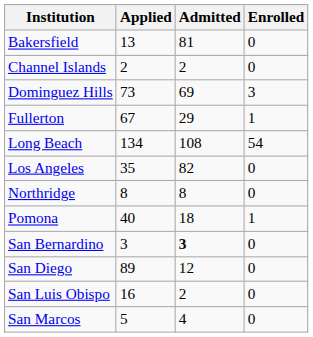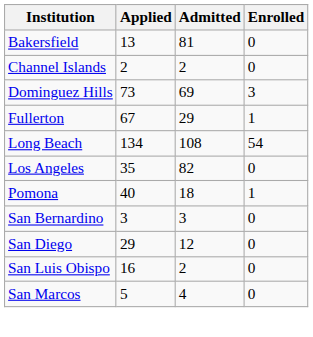- row: (42, 193)
(183, 244) bold -> (183, 218) normal
(128, 269) 89 -> (128, 244) 29
